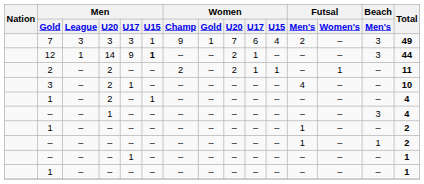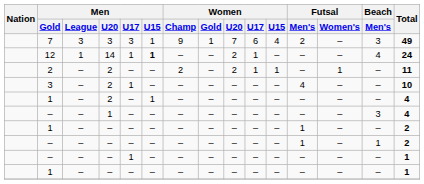(131, 56) 9 -> (131, 56) 1
(378, 56) 3 -> (378, 56) 4
(407, 56) 44 -> (407, 56) 24
